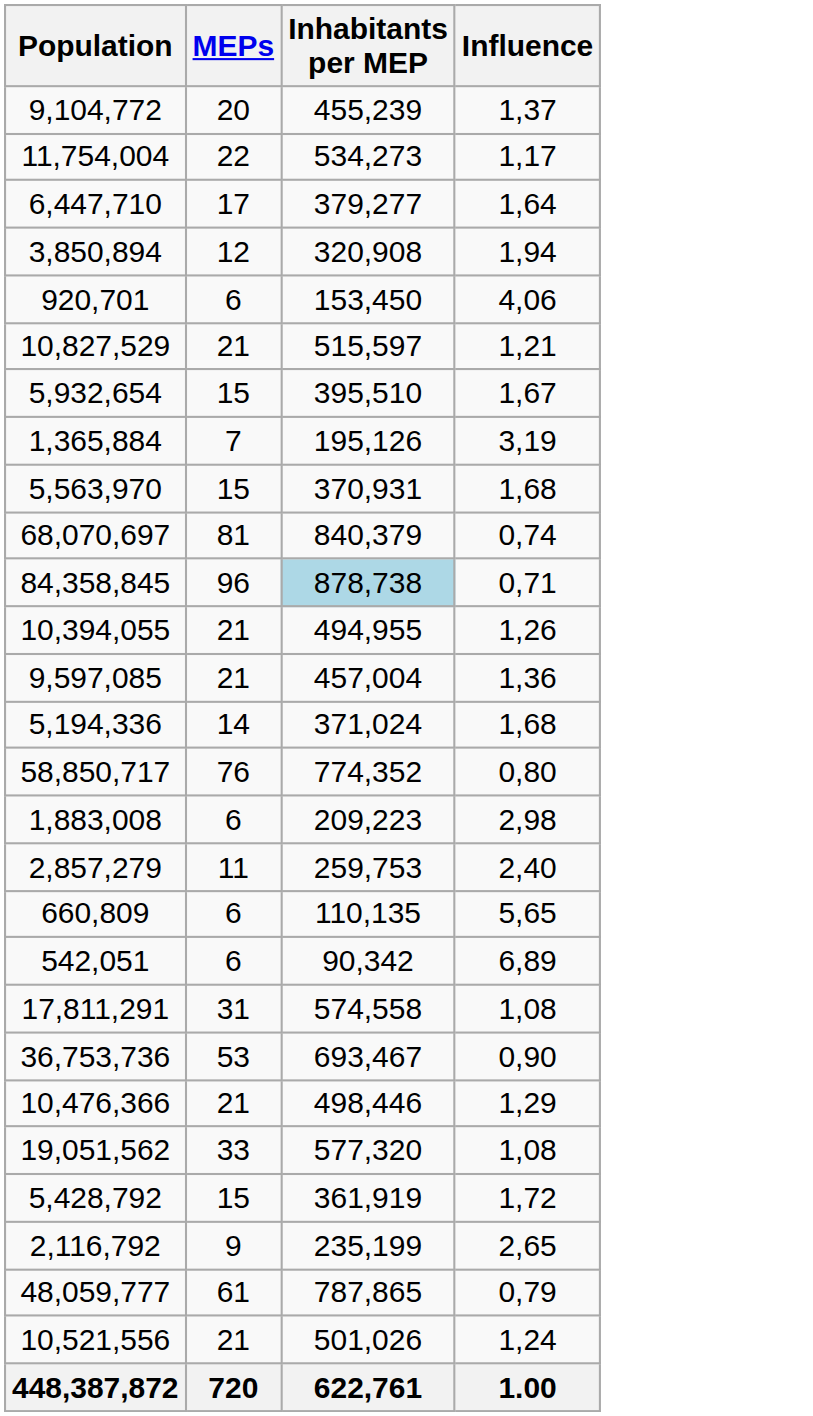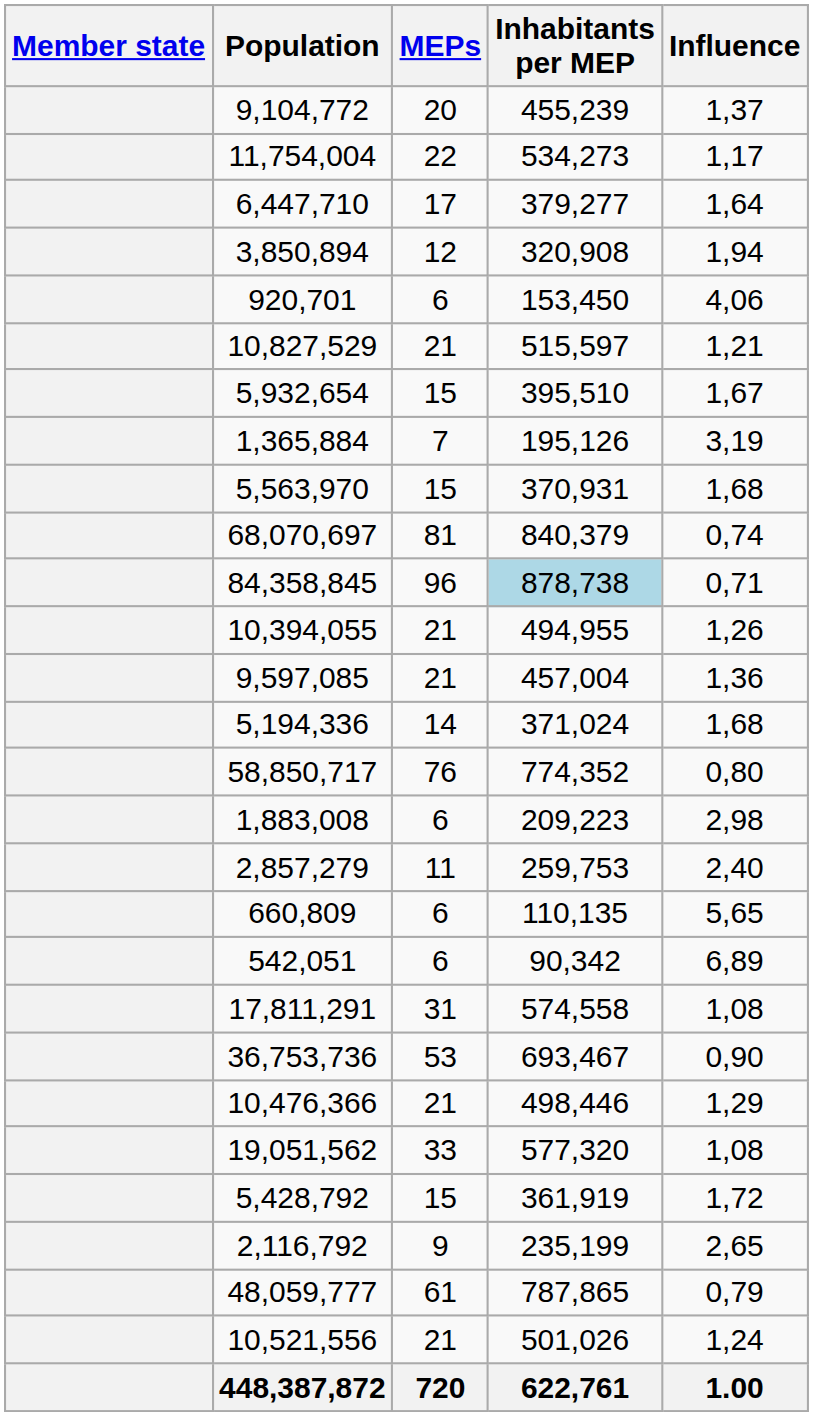+ column: (109, 46)
